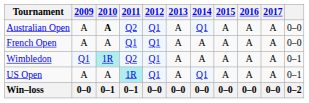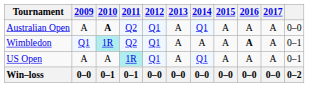- row: (32, 43)
(249, 58) normal -> (249, 43) bold
